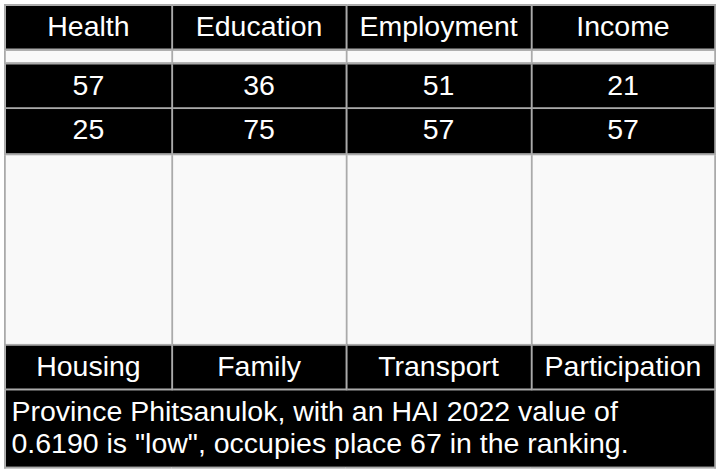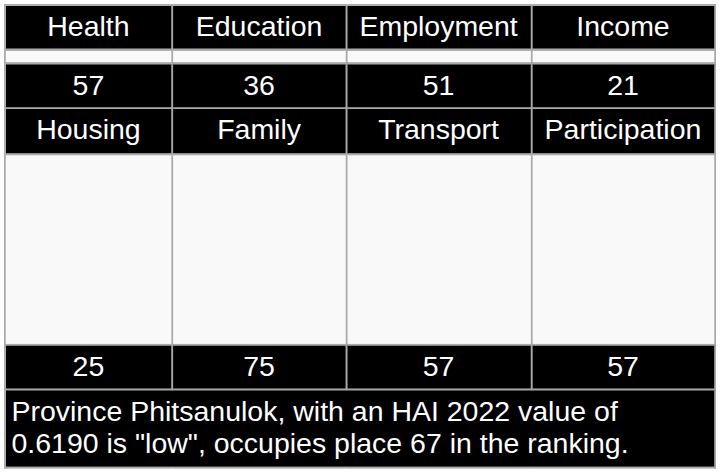rows swapped: (88, 366) <-> (88, 130)
